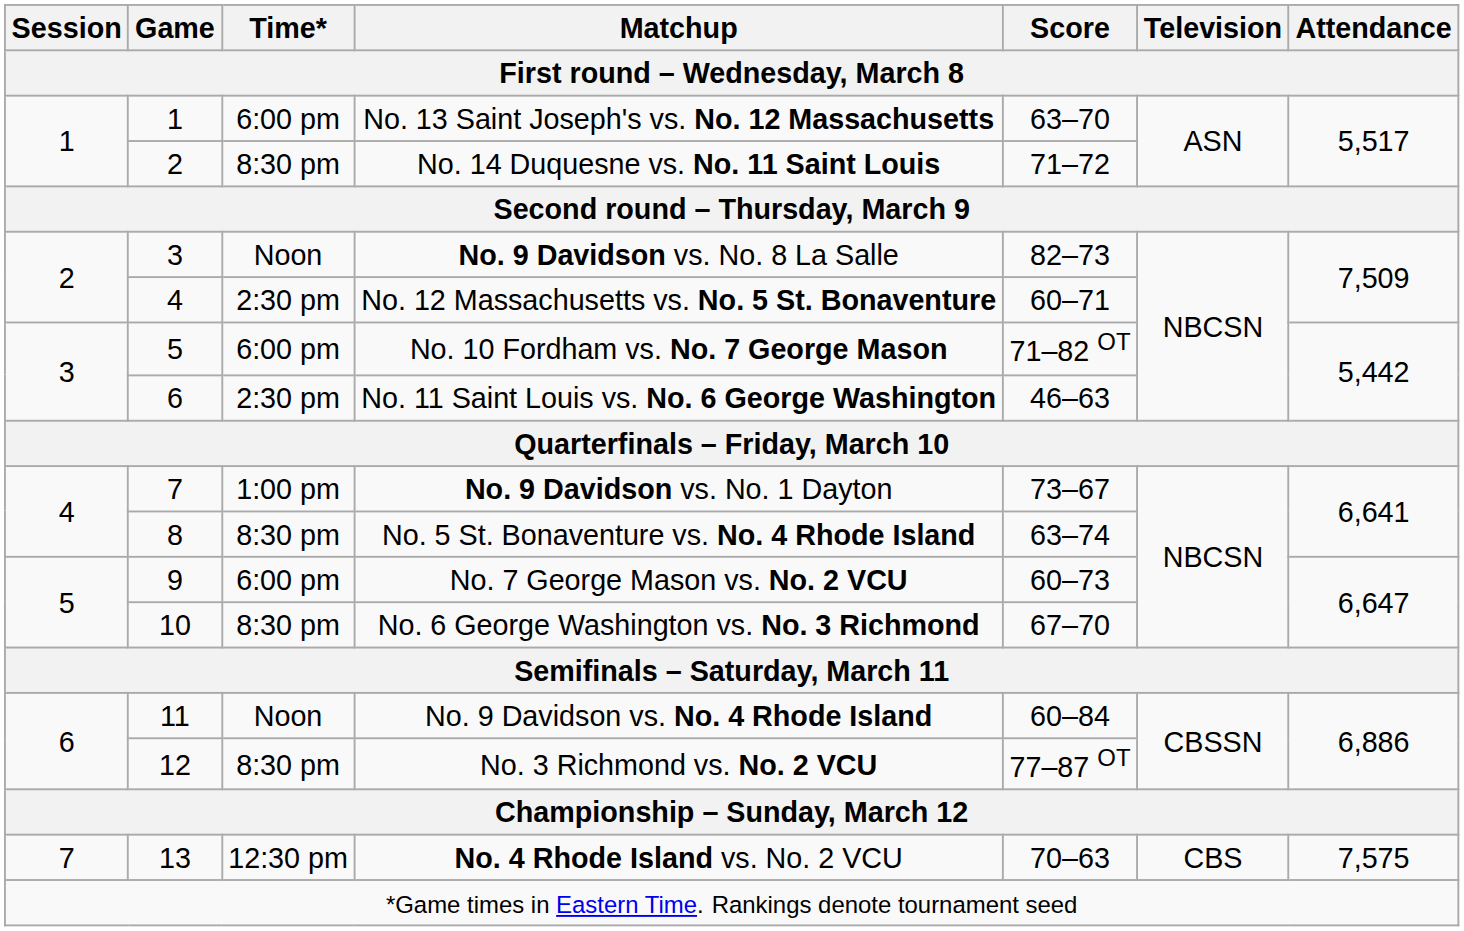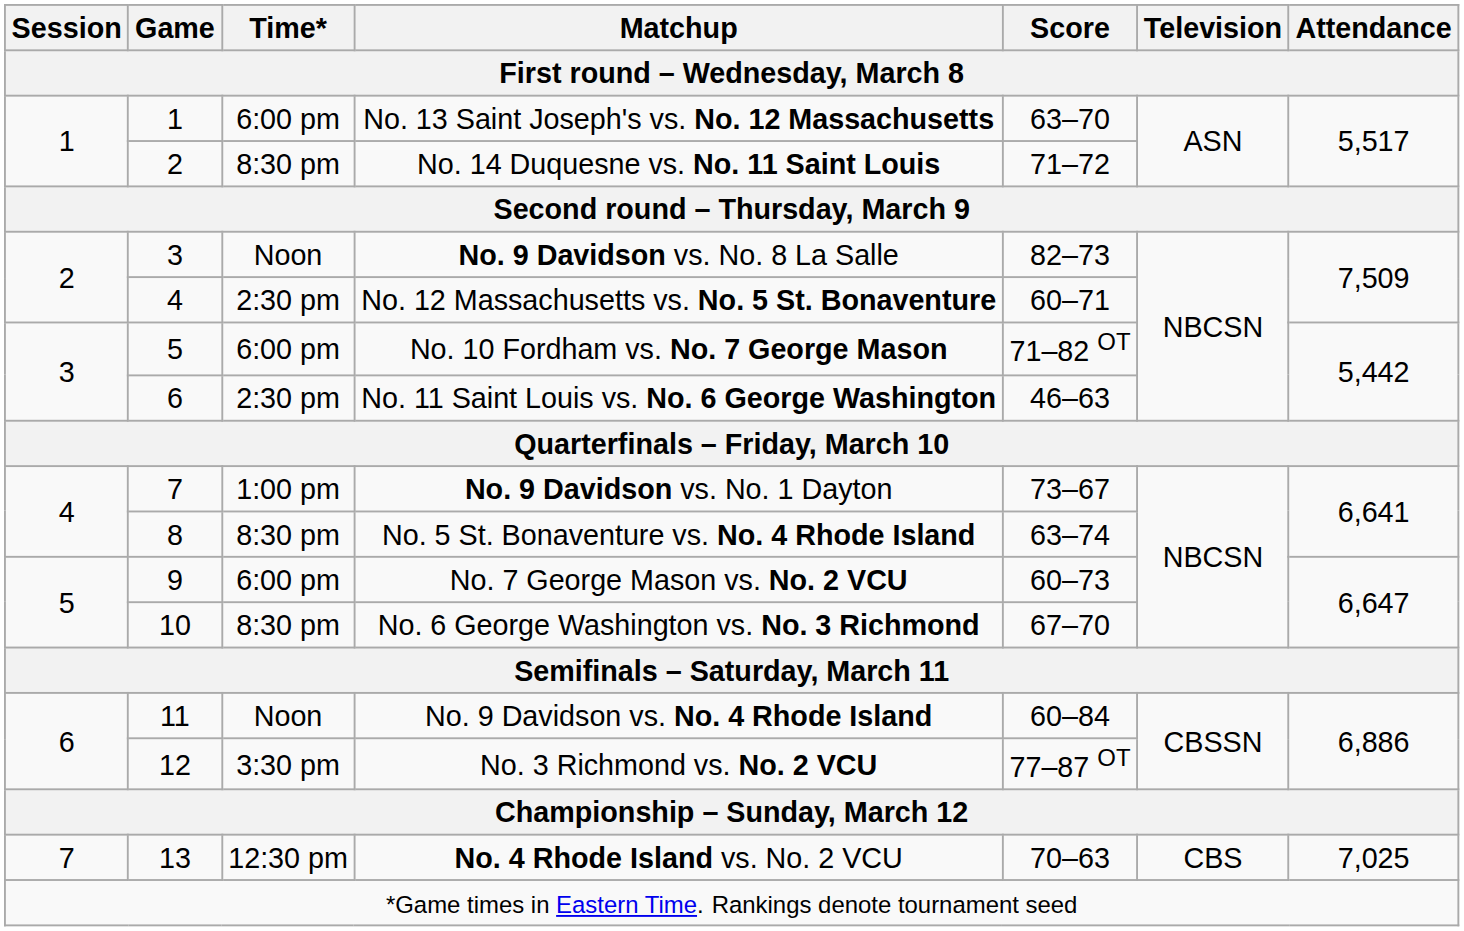(288, 764) 8:30 pm -> (288, 764) 3:30 pm
(1374, 858) 7,575 -> (1374, 858) 7,025
